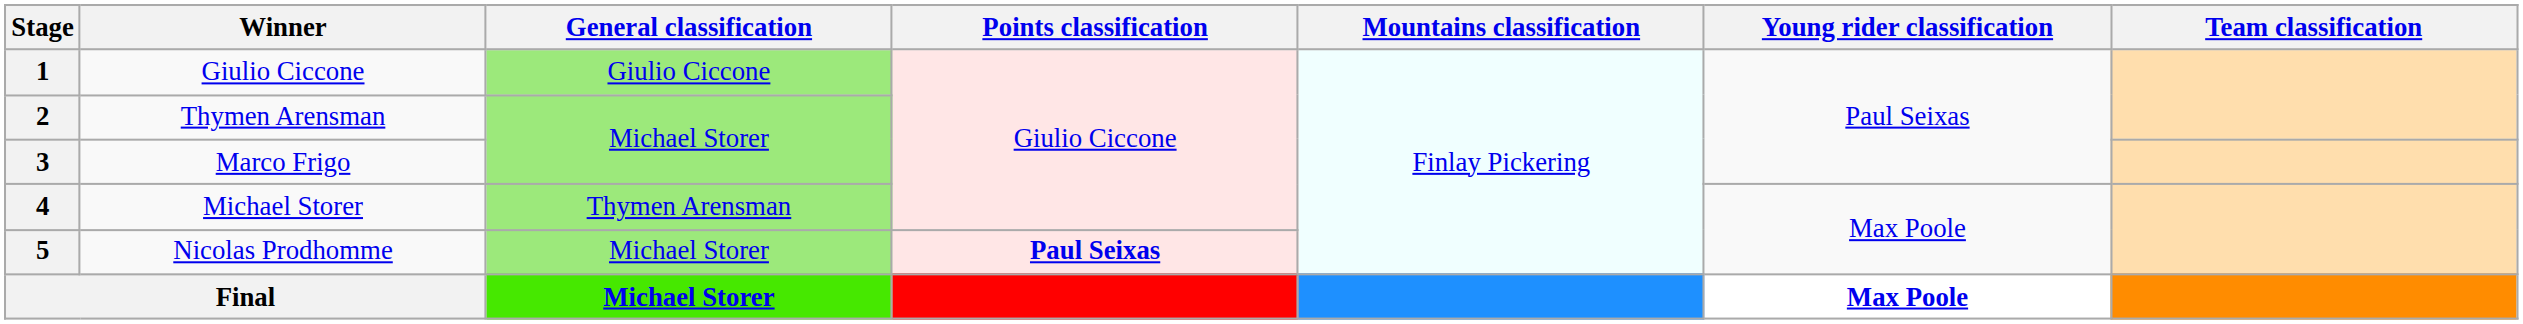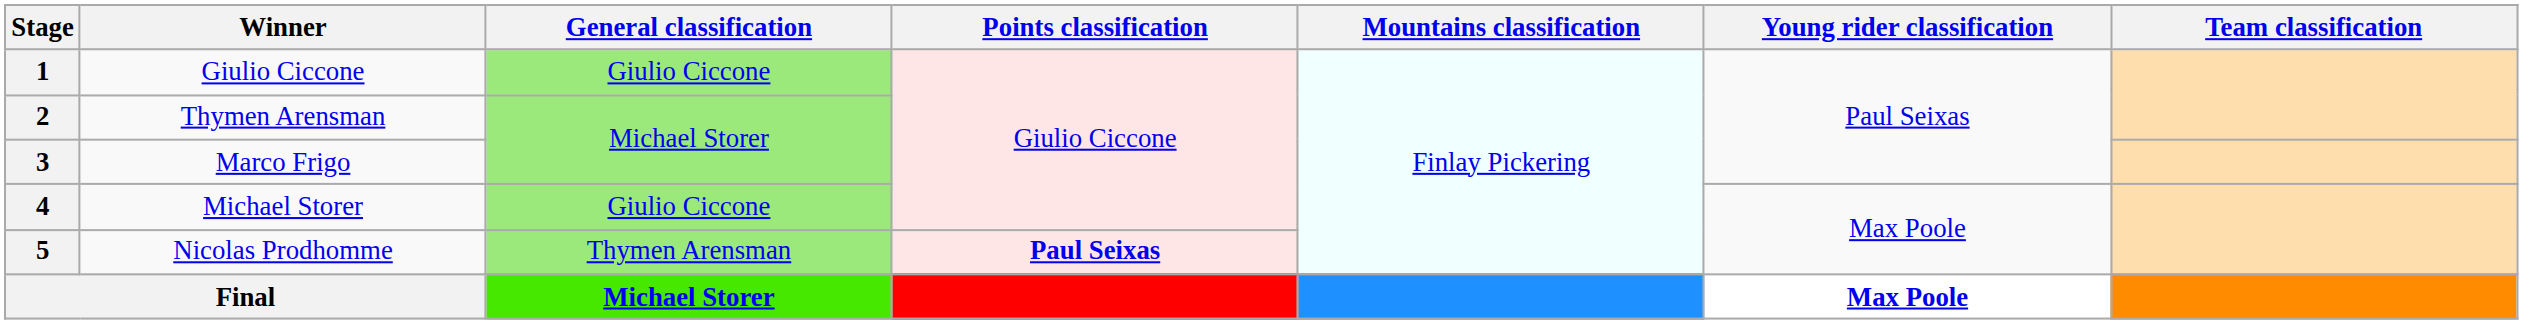(689, 206) Thymen Arensman -> (689, 206) Giulio Ciccone
(689, 251) Michael Storer -> (689, 251) Thymen Arensman
